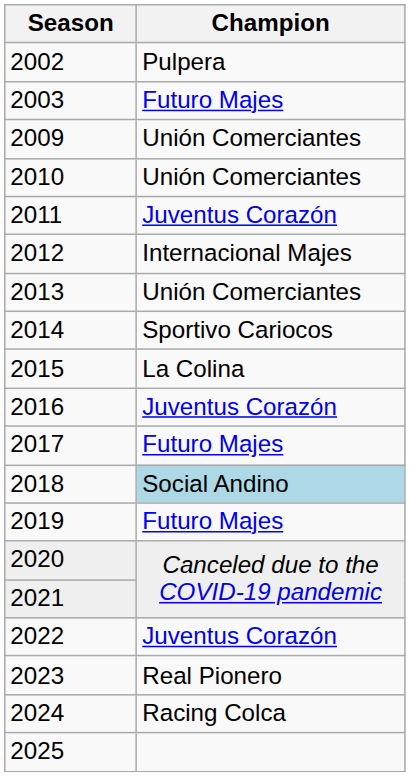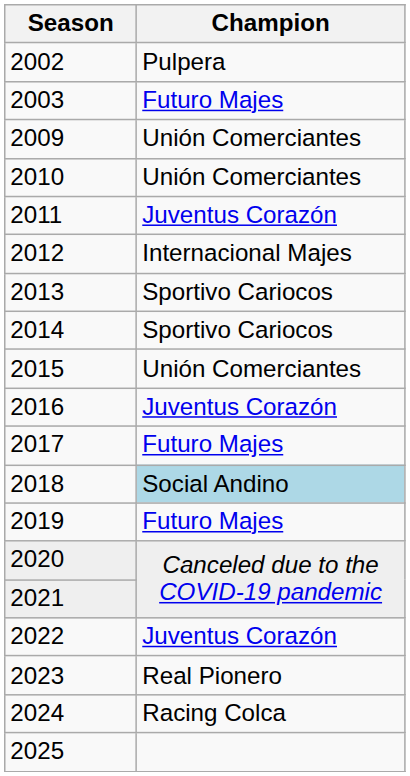(252, 291) Unión Comerciantes -> (238, 291) Sportivo Cariocos
(193, 368) La Colina -> (252, 368) Unión Comerciantes
